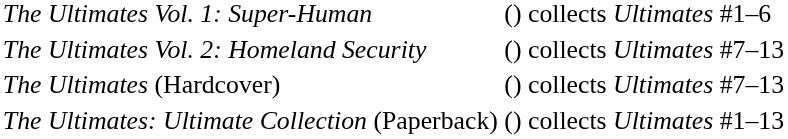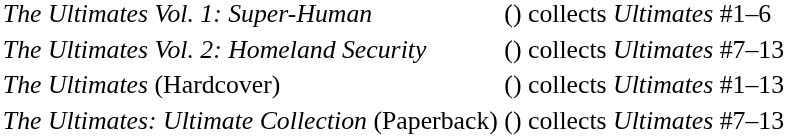(656, 84) collects Ultimates #7–13 -> (656, 84) collects Ultimates #1–13
(656, 120) collects Ultimates #1–13 -> (656, 120) collects Ultimates #7–13
